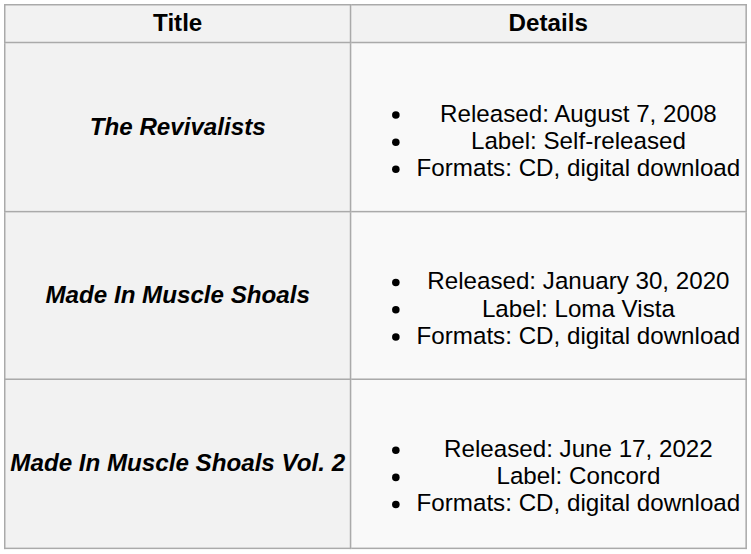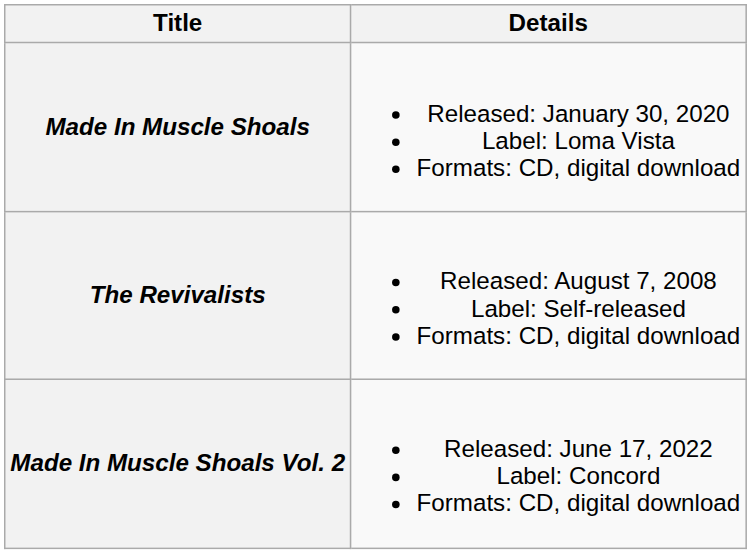rows swapped: (178, 126) <-> (178, 295)
